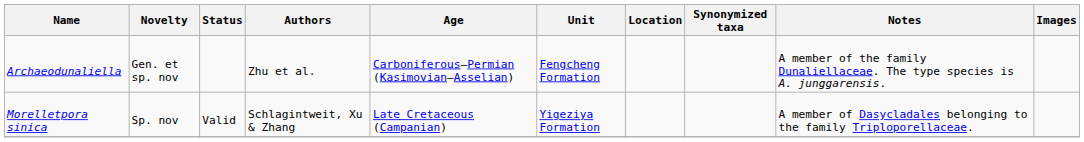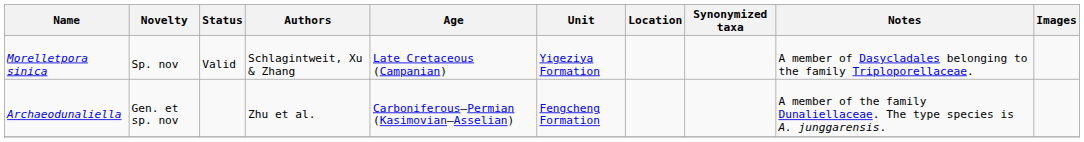rows swapped: (64, 70) <-> (47, 121)
